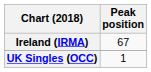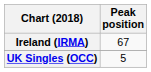(123, 59) 1 -> (123, 59) 5
